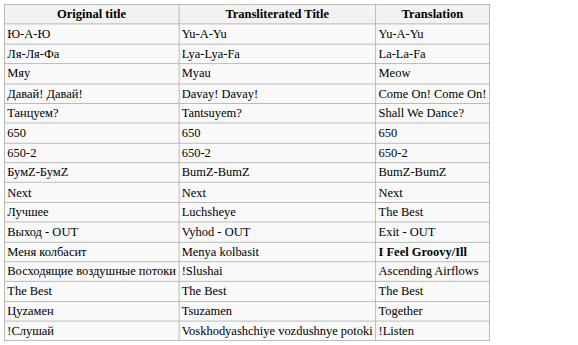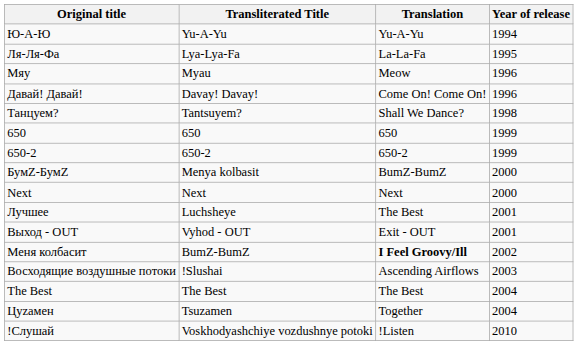+ column: (531, 14)
(216, 172) BumZ-BumZ -> (220, 172) Menya kolbasit
(220, 251) Menya kolbasit -> (216, 251) BumZ-BumZ
